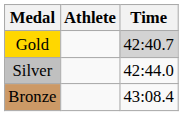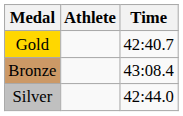(149, 44) lightgrey background -> (149, 44) no background
rows swapped: (32, 70) <-> (32, 96)
